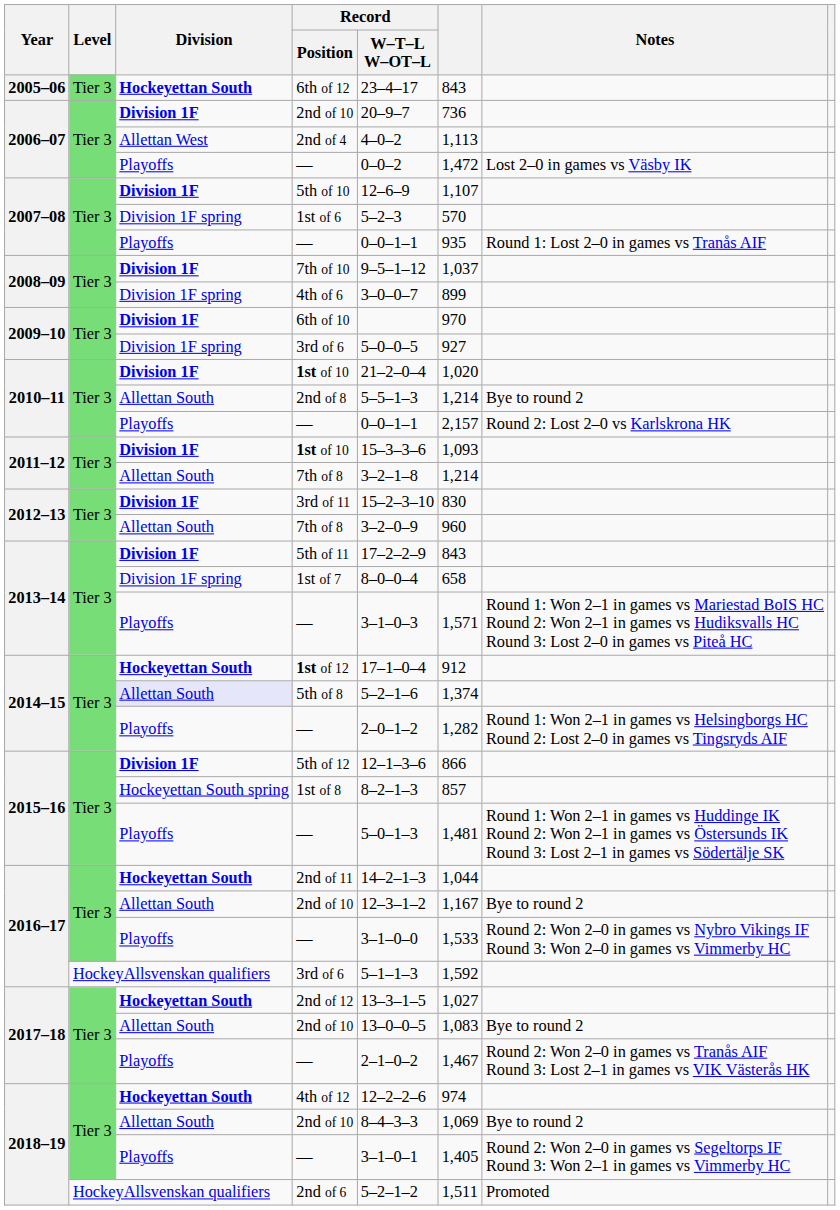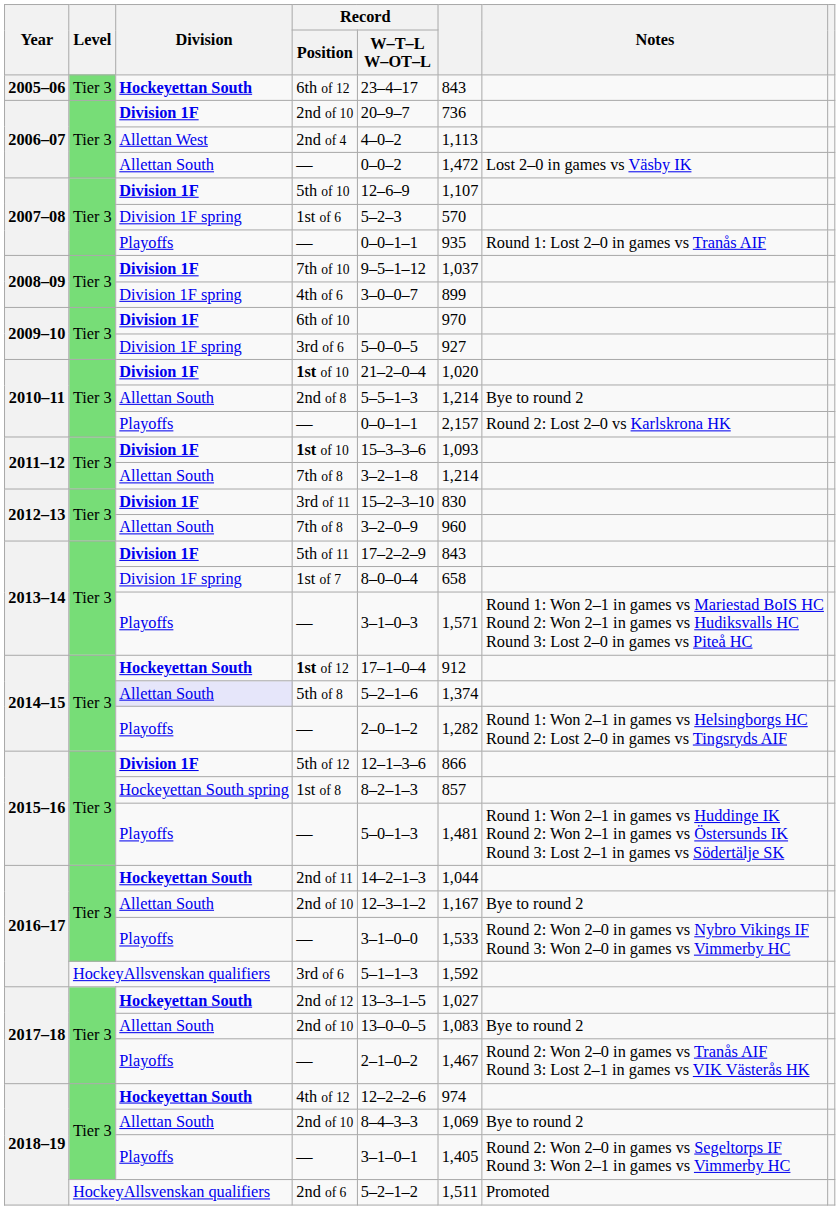(146, 165) Playoffs -> (167, 165) Allettan South
